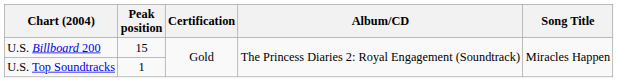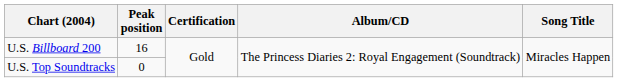(142, 47) 15 -> (142, 47) 16
(142, 67) 1 -> (142, 67) 0
